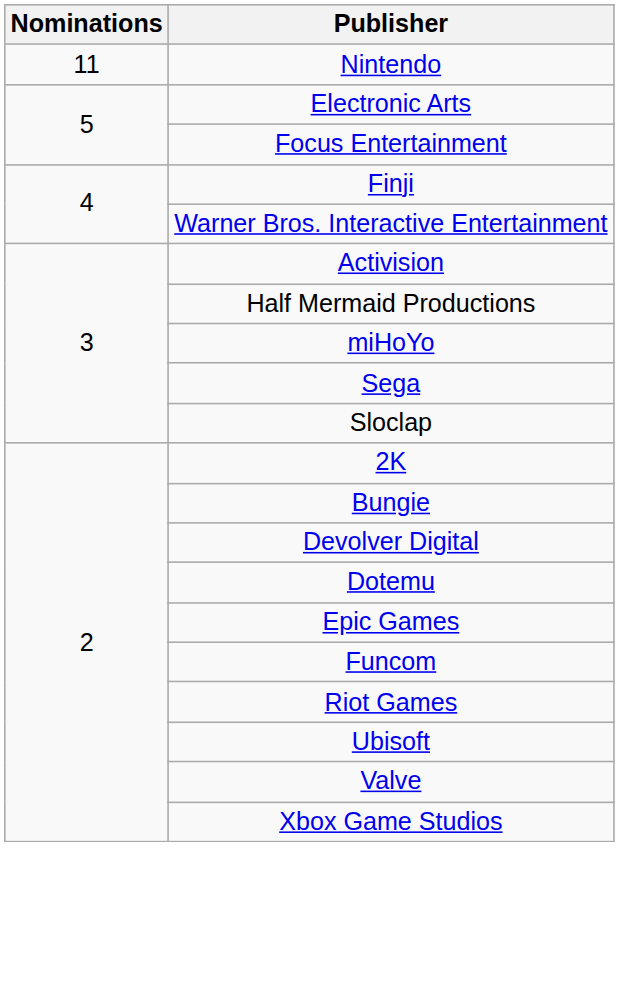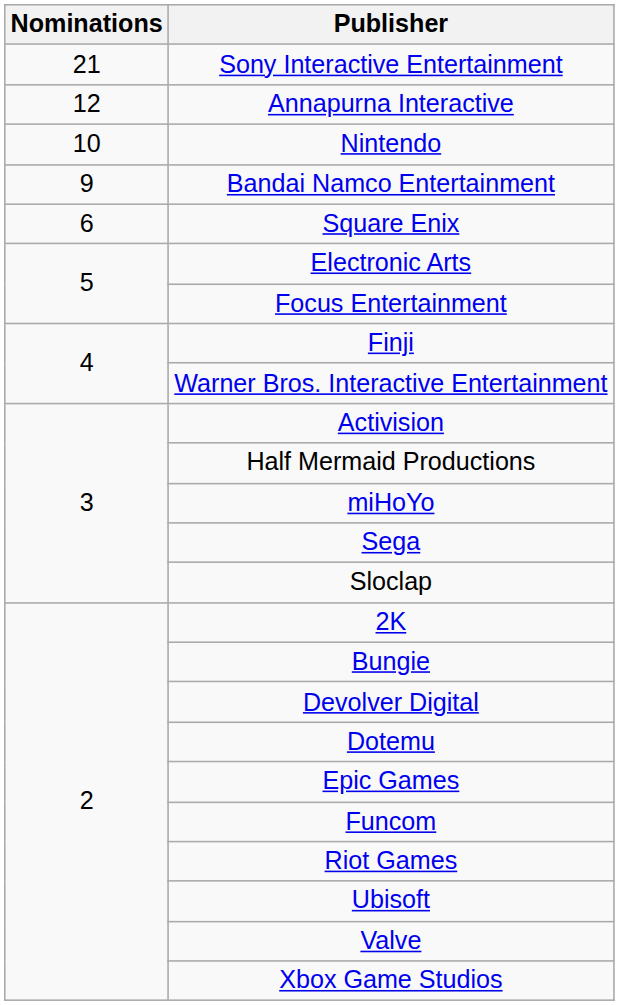+ row: (391, 64)
+ row: (391, 104)
(87, 64) 11 -> (87, 143) 10
+ row: (391, 183)
+ row: (391, 223)
